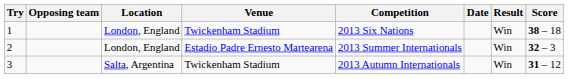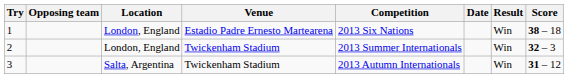(232, 30) Twickenham Stadium -> (259, 30) Estadio Padre Ernesto Martearena
(259, 47) Estadio Padre Ernesto Martearena -> (232, 47) Twickenham Stadium
